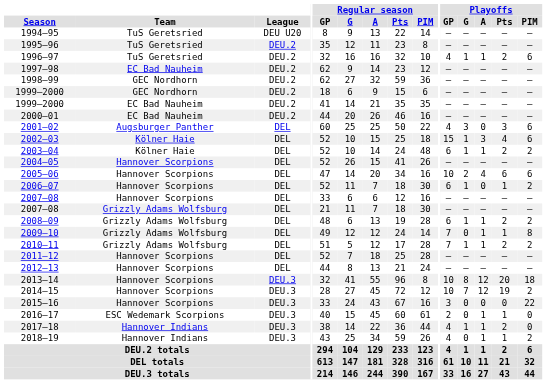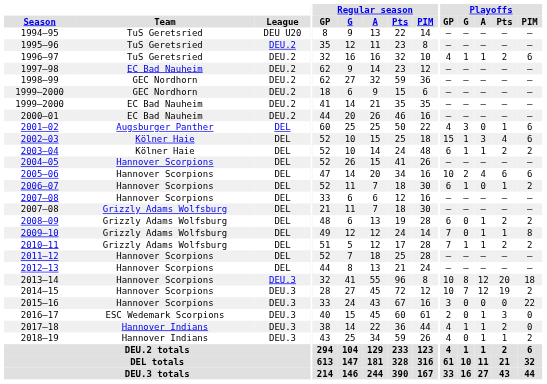(504, 127) 3 -> (504, 127) 1
(466, 221) 1 -> (466, 221) 0
(504, 315) 1 -> (504, 315) 3
